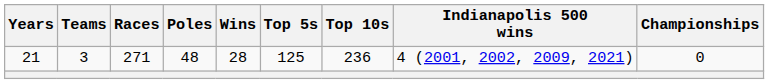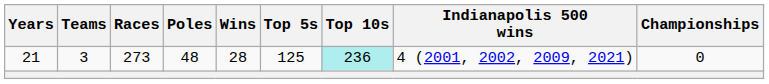(137, 59) 271 -> (137, 59) 273
(357, 59) no background -> (357, 59) paleturquoise background
